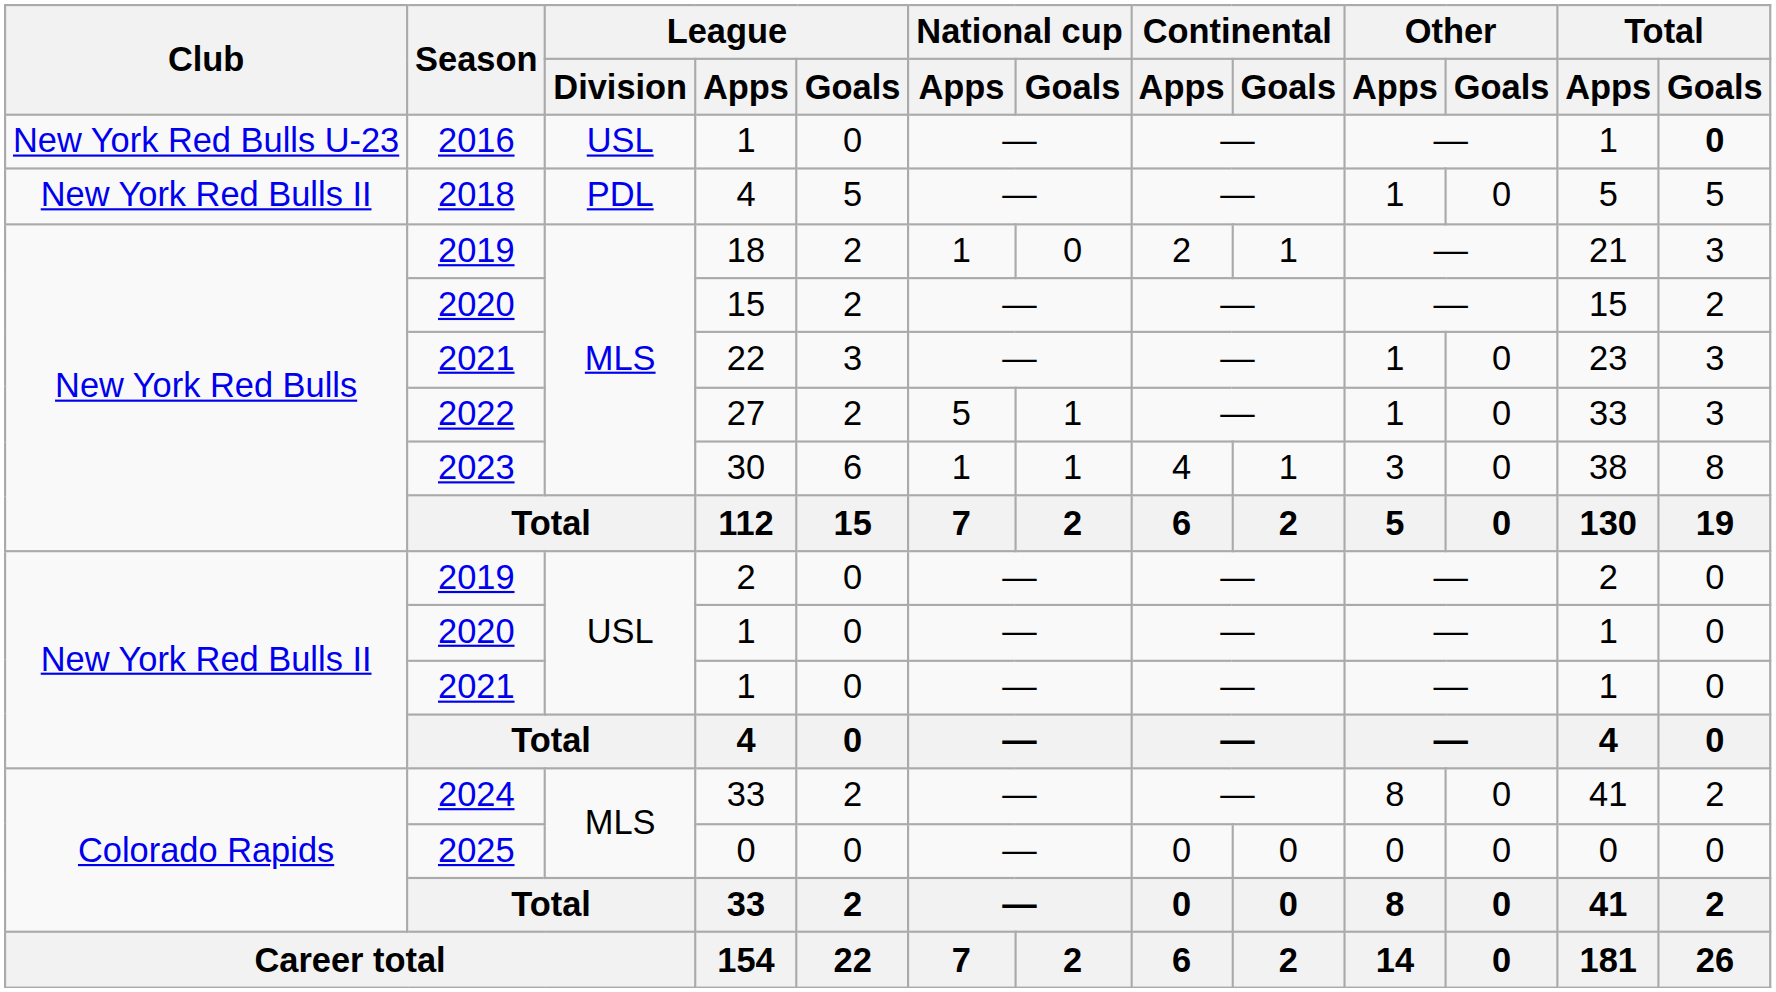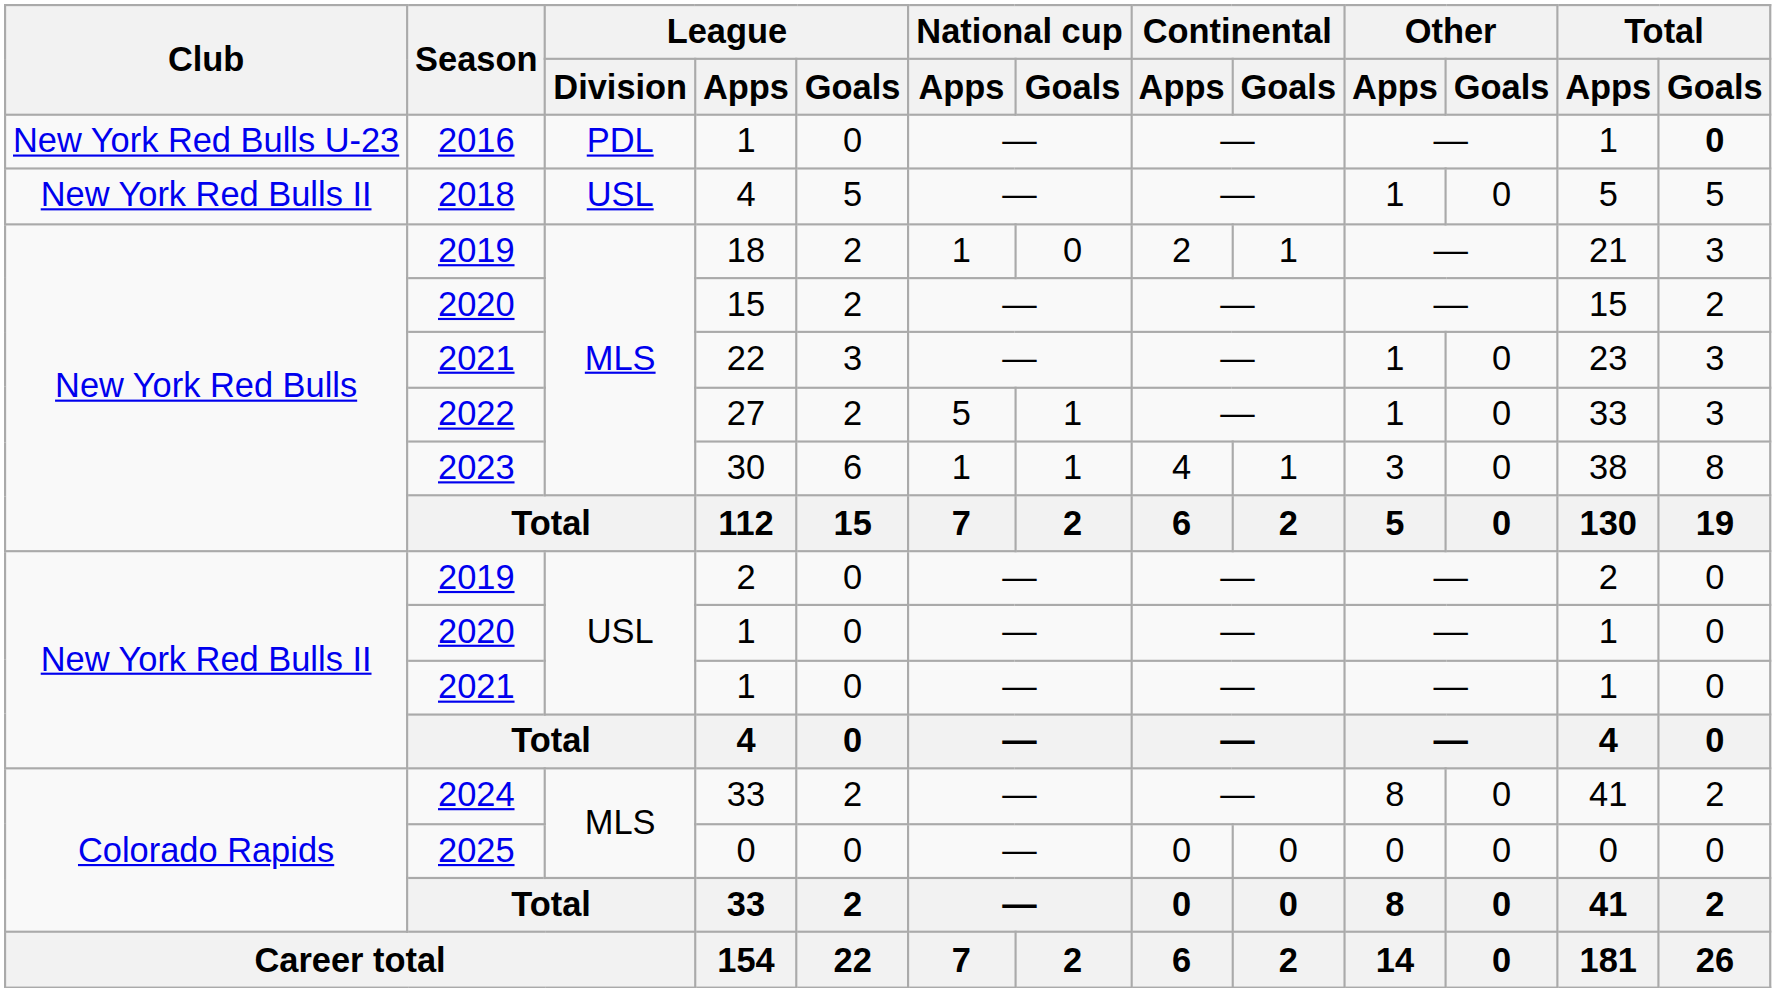(620, 140) USL -> (620, 140) PDL
(620, 195) PDL -> (620, 195) USL
